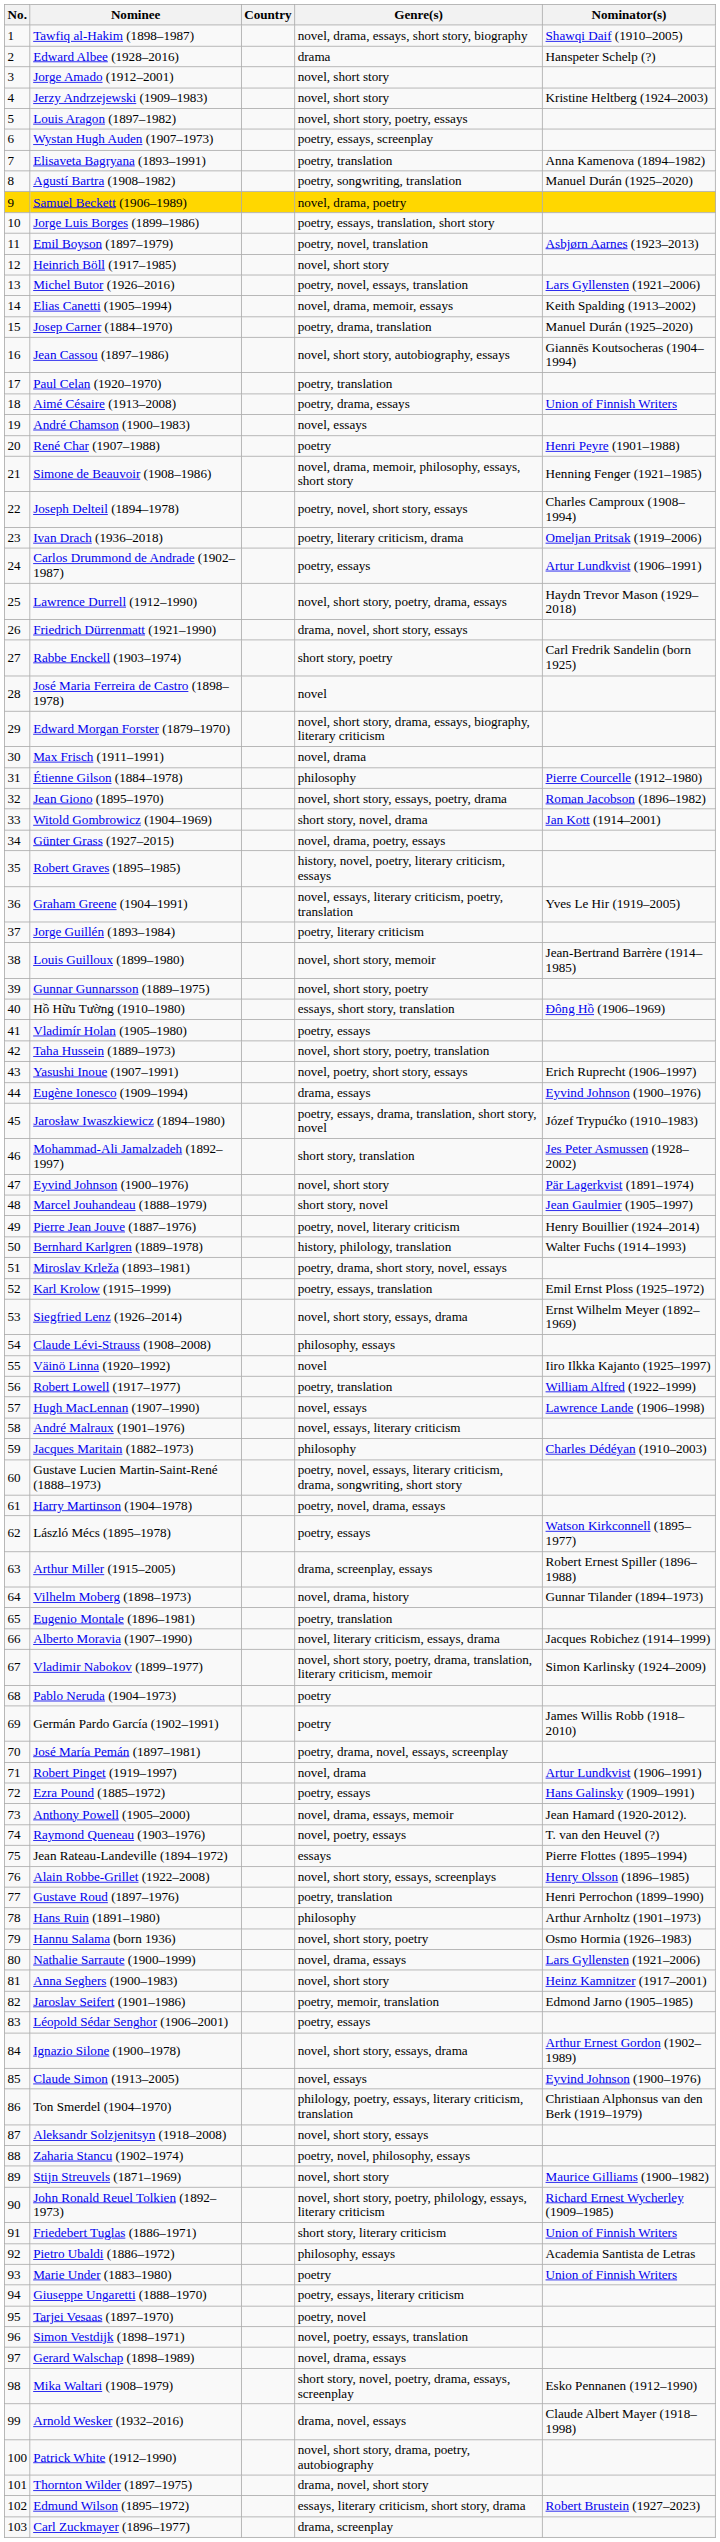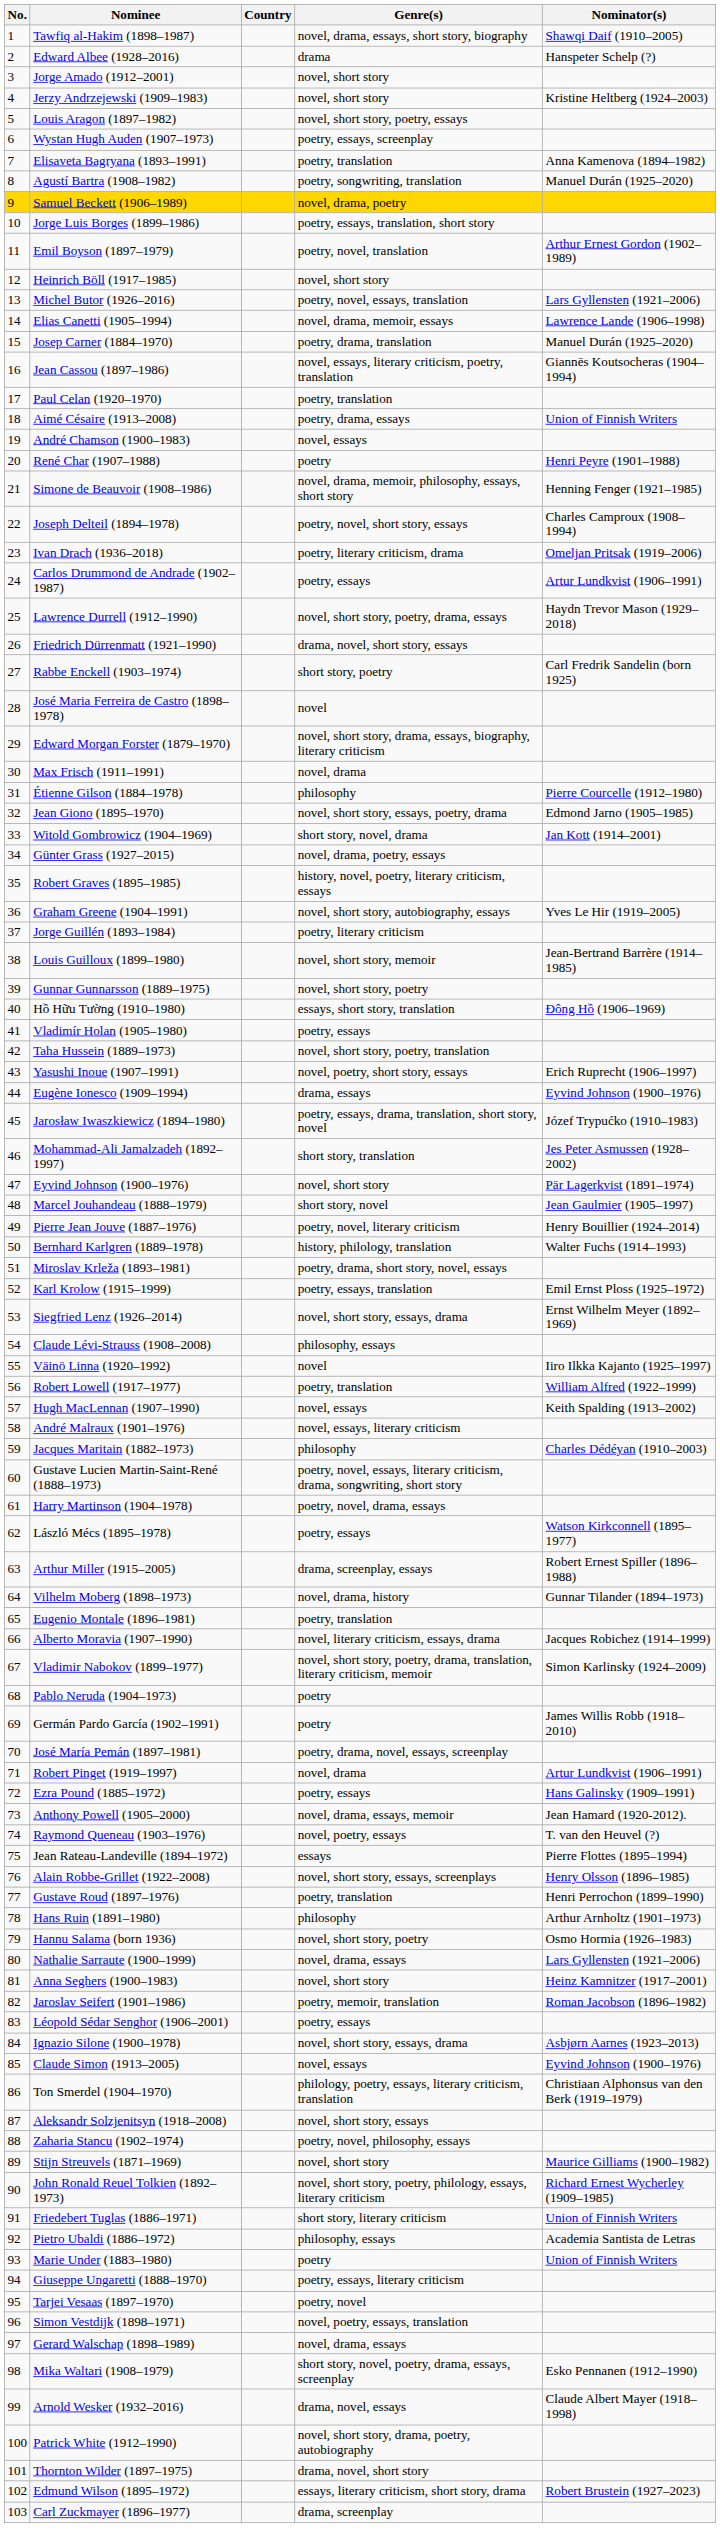(622, 243) Asbjørn Aarnes (1923–2013) -> (623, 251) Arthur Ernest Gordon (1902–1989)
(621, 306) Keith Spalding (1913–2002) -> (625, 320) Lawrence Lande (1906–1998)
(404, 355) novel, short story, autobiography, essays -> (400, 369) novel, essays, literary criticism, poetry, translation
(626, 798) Roman Jacobson (1896–1982) -> (619, 813) Edmond Jarno (1905–1985)
(400, 904) novel, essays, literary criticism, poetry, translation -> (404, 911) novel, short story, autobiography, essays
(625, 1407) Lawrence Lande (1906–1998) -> (621, 1407) Keith Spalding (1913–2002)
(619, 2001) Edmond Jarno (1905–1985) -> (626, 2001) Roman Jacobson (1896–1982)
(623, 2050) Arthur Ernest Gordon (1902–1989) -> (622, 2043) Asbjørn Aarnes (1923–2013)
